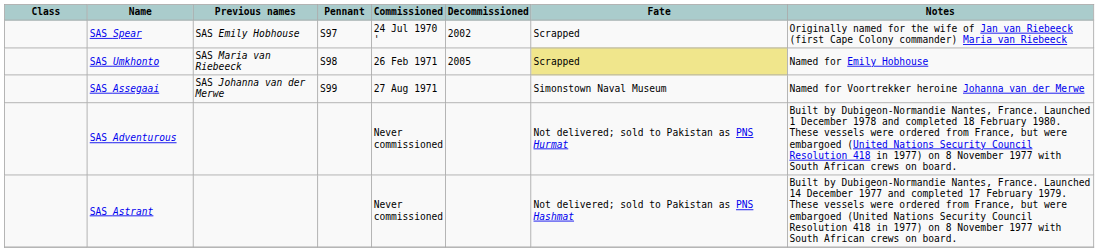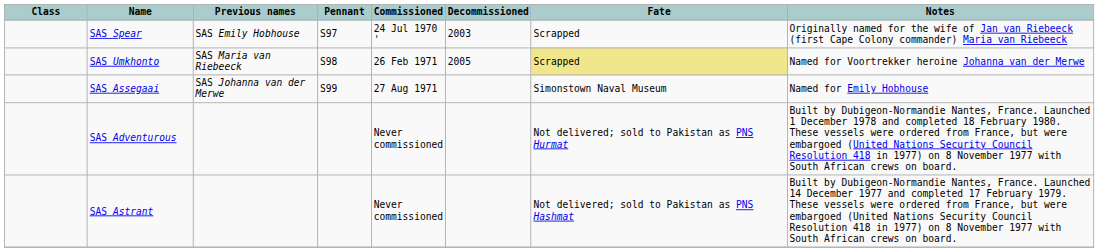(459, 34) 2002 -> (459, 34) 2003
(859, 61) Named for Emily Hobhouse -> (937, 61) Named for Voortrekker heroine Johanna van der Merwe
(937, 89) Named for Voortrekker heroine Johanna van der Merwe -> (859, 89) Named for Emily Hobhouse
